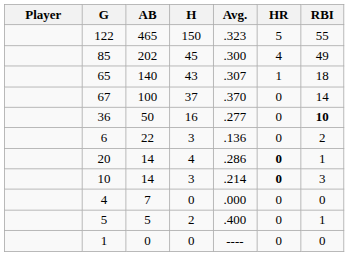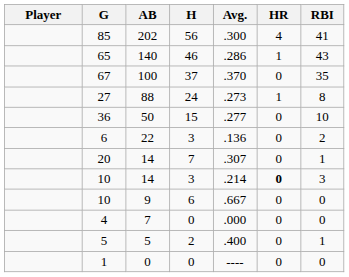- row: (104, 35)
(191, 55) 45 -> (191, 35) 56
(322, 55) 49 -> (322, 35) 41
(191, 76) 43 -> (191, 55) 46
(235, 76) .307 -> (235, 55) .286
(322, 76) 18 -> (322, 55) 43
(322, 96) 14 -> (322, 76) 35
+ row: (104, 96)
(191, 117) 16 -> (191, 117) 15
(322, 117) bold -> (322, 117) normal
(191, 158) 4 -> (191, 158) 7
(235, 158) .286 -> (235, 158) .307
(279, 158) bold -> (279, 158) normal
+ row: (104, 199)
